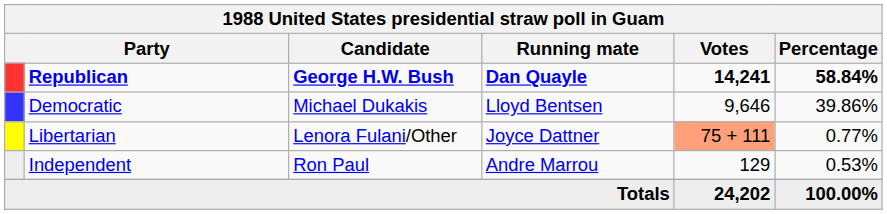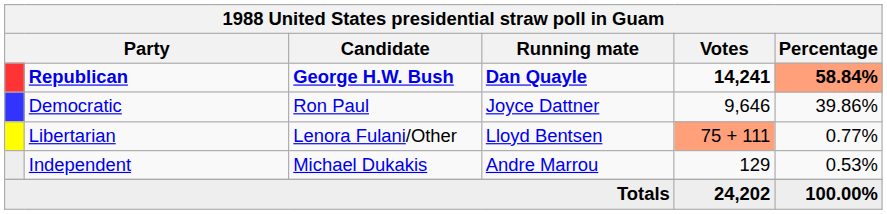(847, 77) no background -> (847, 77) lightsalmon background
(360, 106) Michael Dukakis -> (331, 106) Ron Paul
(544, 106) Lloyd Bentsen -> (543, 106) Joyce Dattner
(543, 135) Joyce Dattner -> (544, 135) Lloyd Bentsen
(331, 164) Ron Paul -> (360, 164) Michael Dukakis
